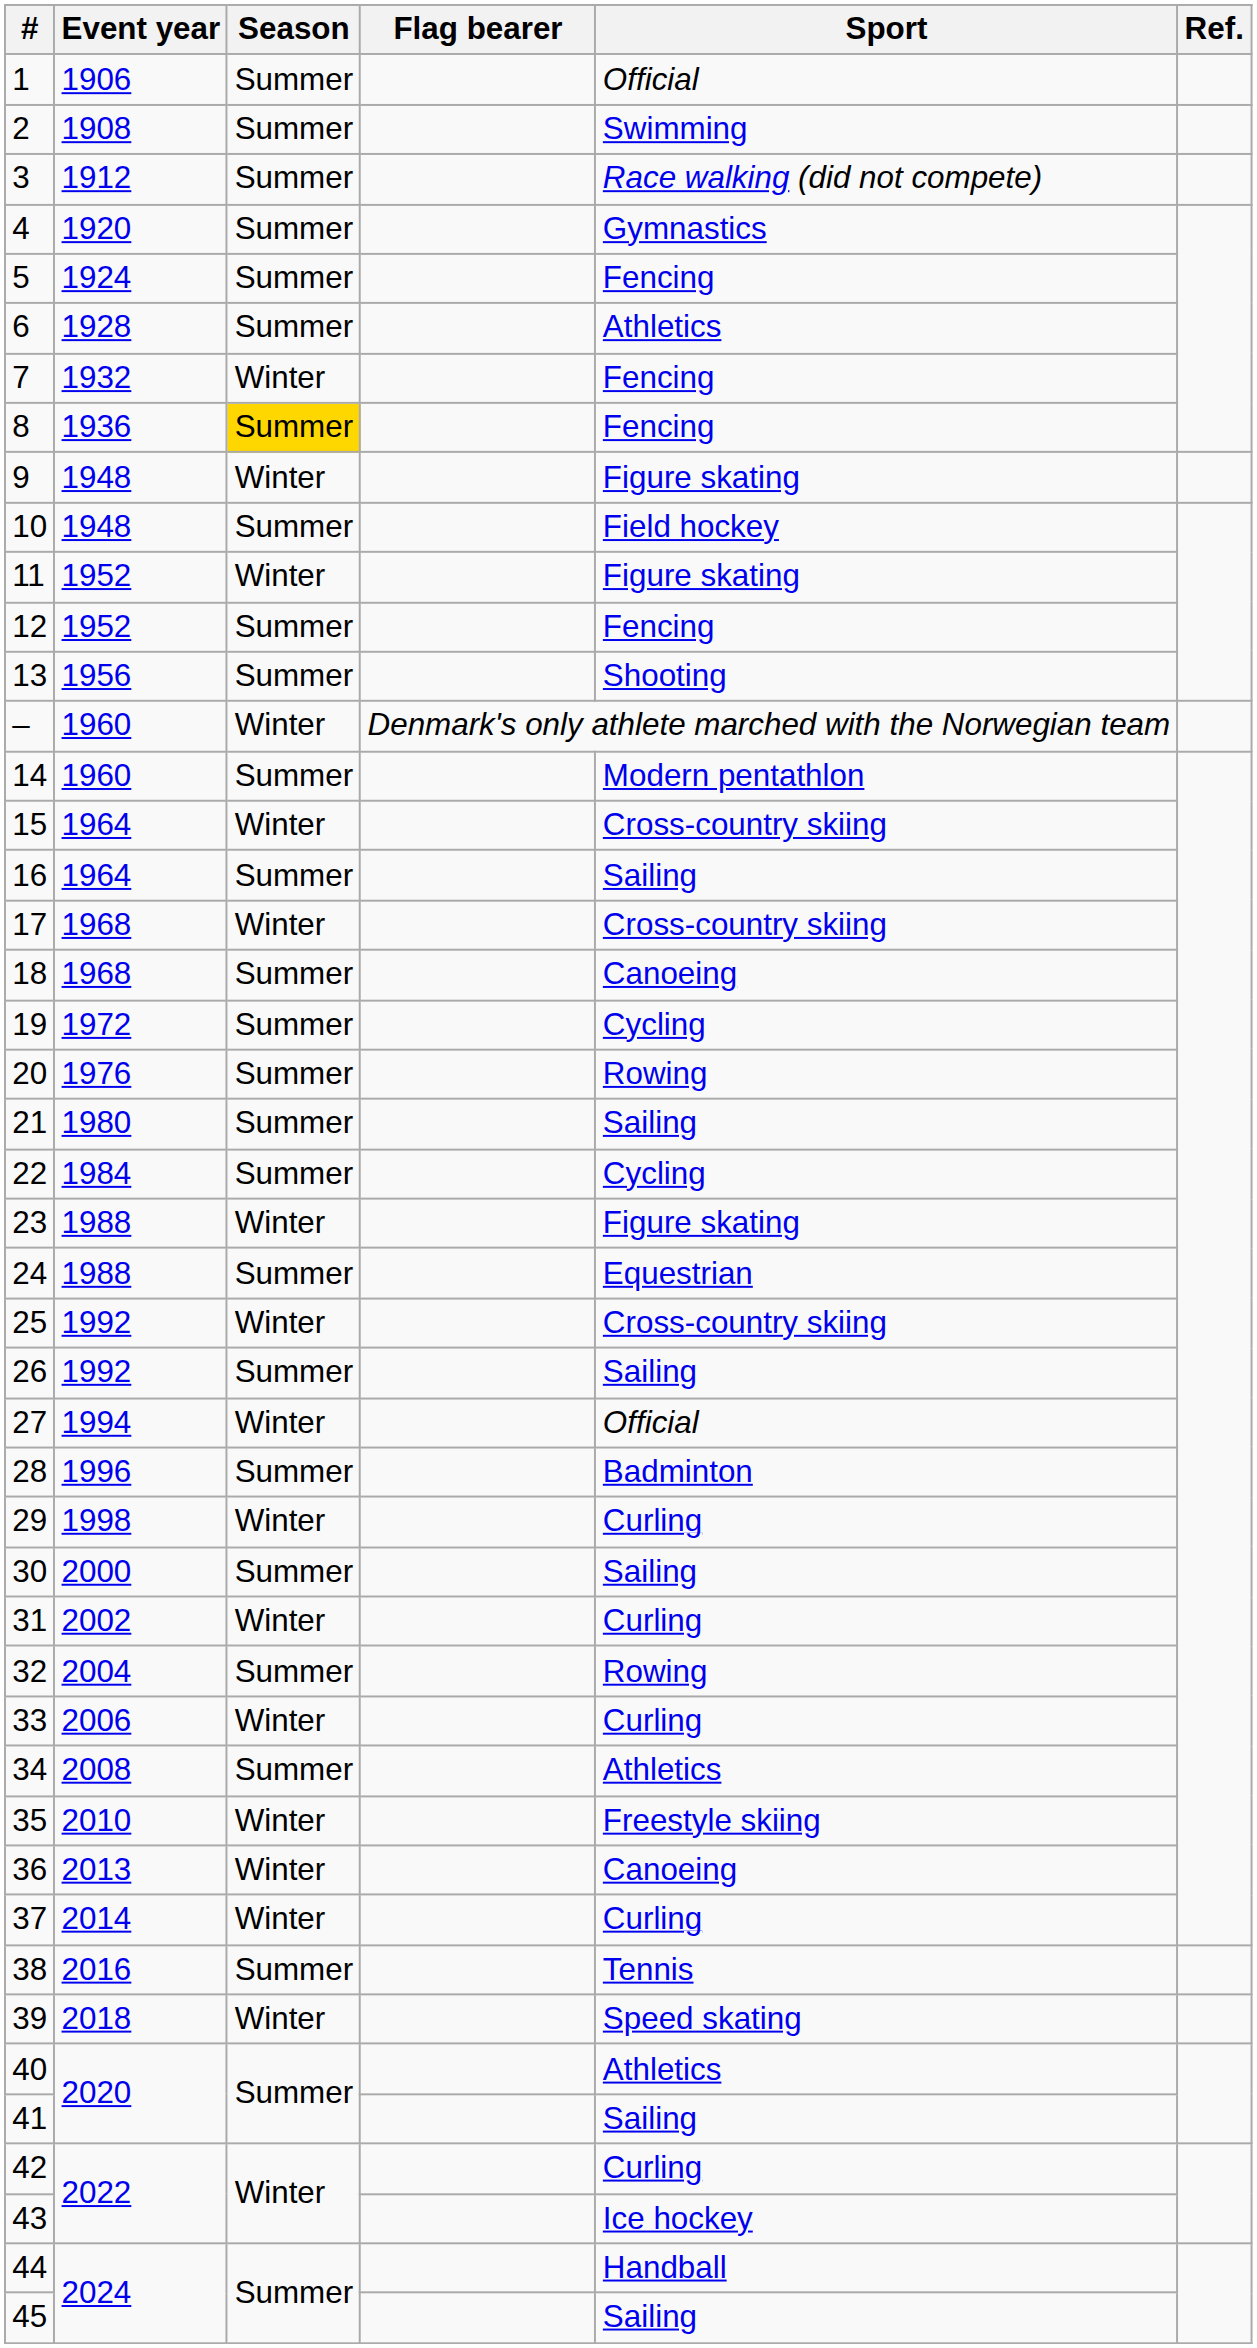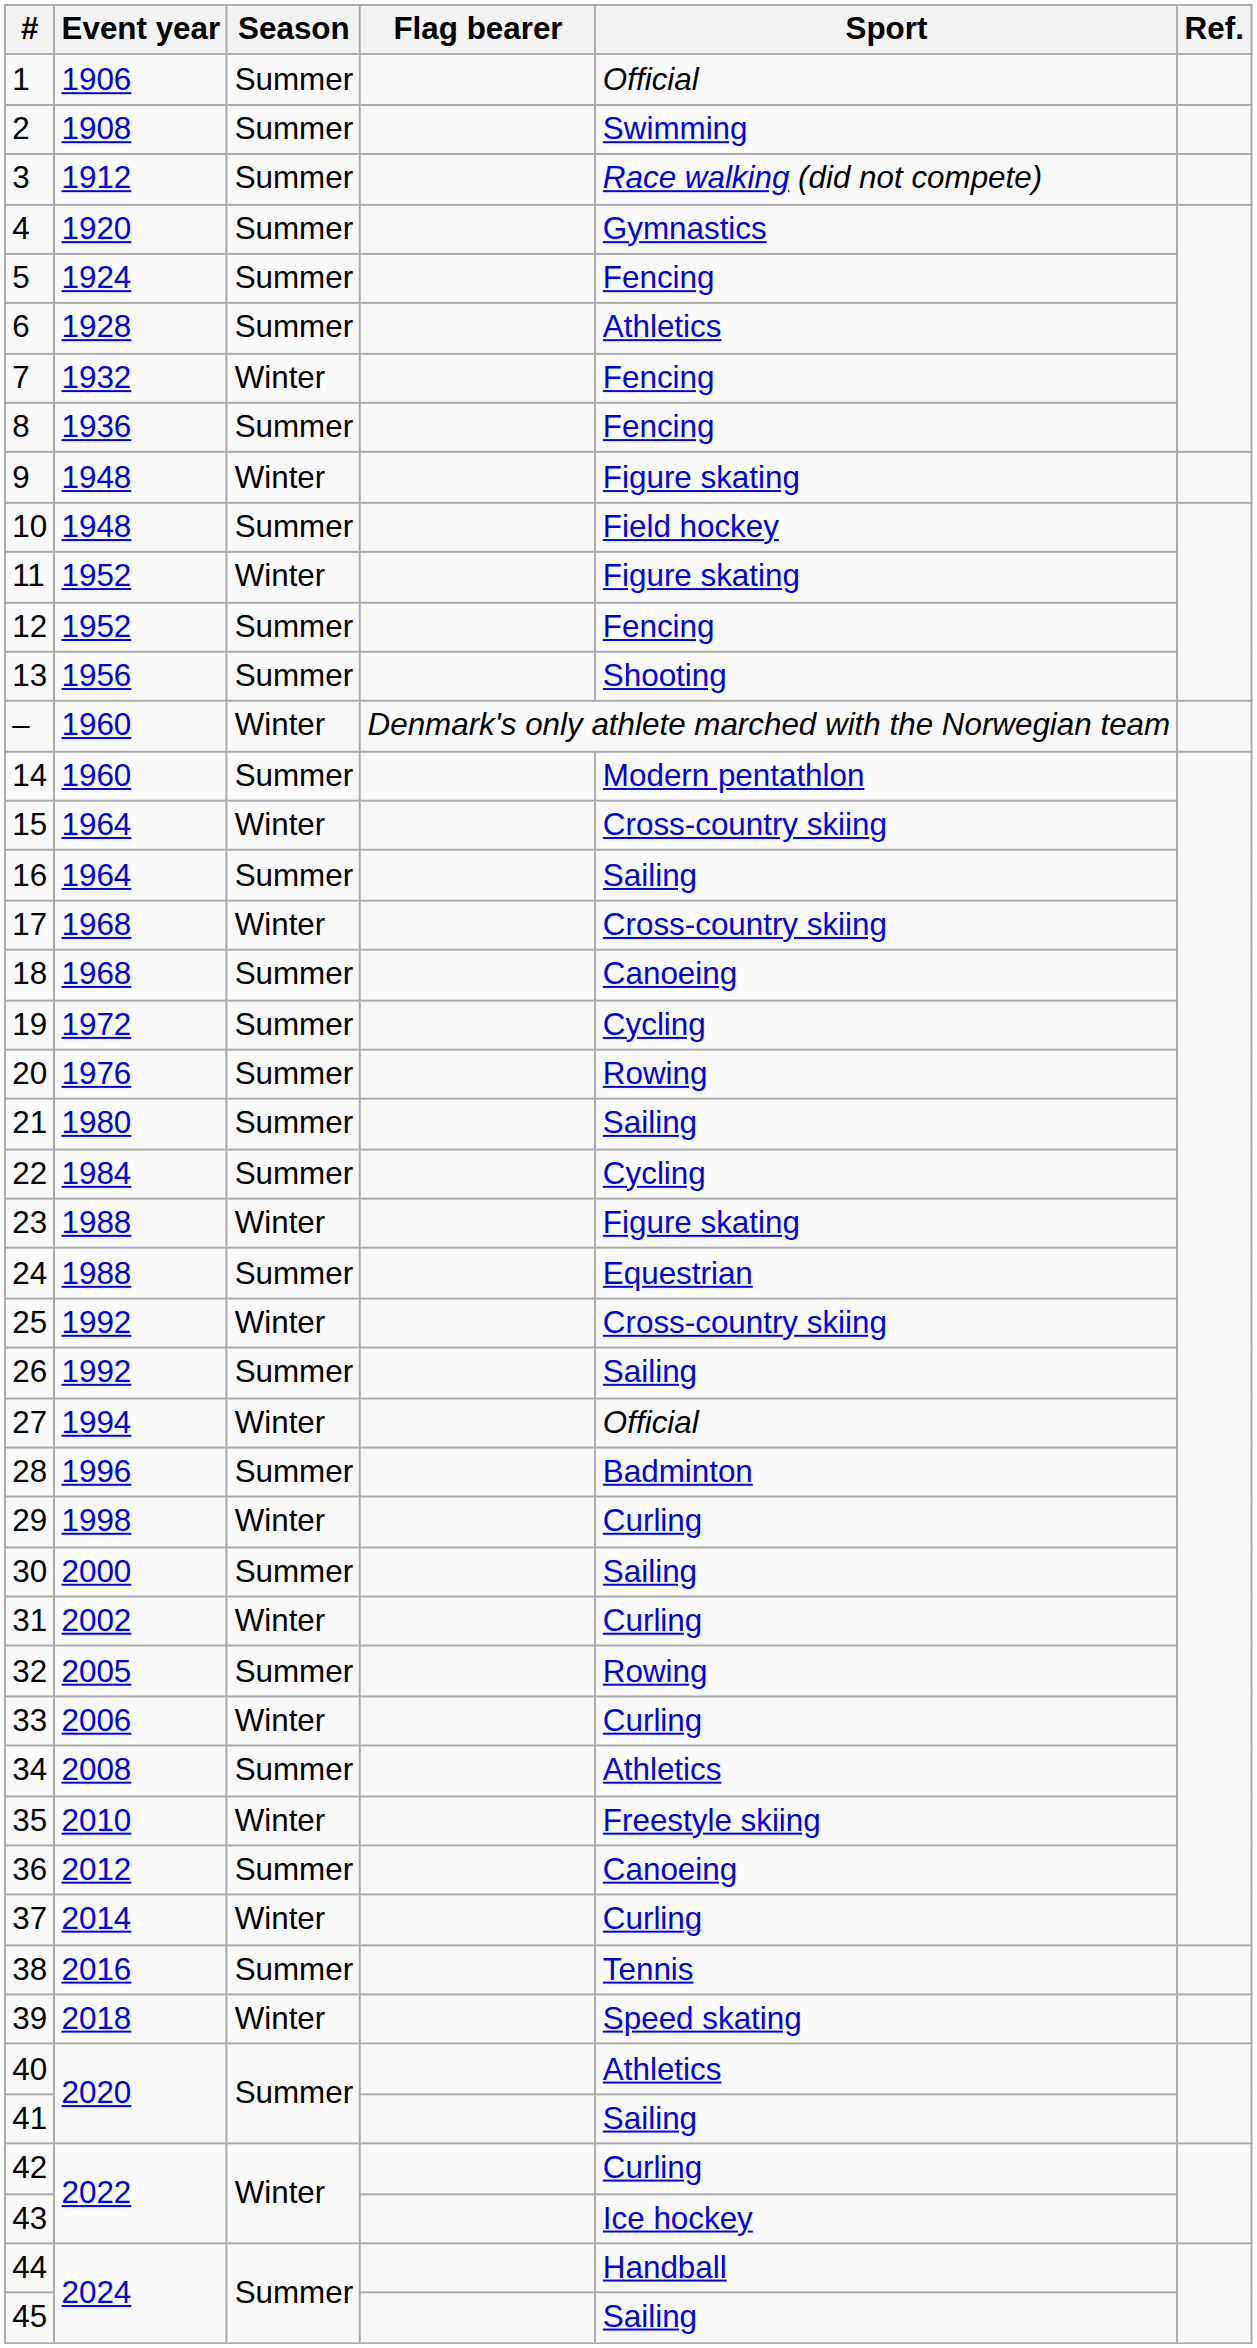(294, 427) gold background -> (294, 427) no background
(96, 1670) 2004 -> (96, 1670) 2005
(96, 1869) 2013 -> (96, 1869) 2012
(280, 1869) Winter -> (294, 1869) Summer
